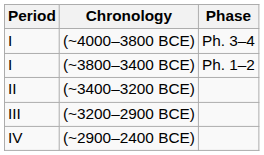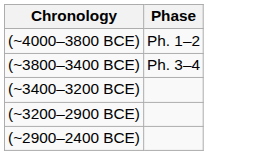- column: (32, 16)
(228, 41) Ph. 3–4 -> (174, 41) Ph. 1–2
(228, 65) Ph. 1–2 -> (174, 65) Ph. 3–4
